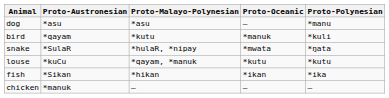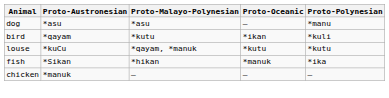(257, 36) *manuk -> (254, 36) *ikan
- row: (18, 49)
(254, 74) *ikan -> (257, 62) *manuk
